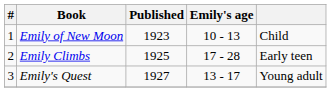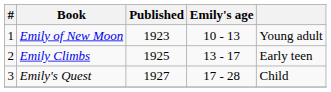(274, 35) Child -> (291, 35) Young adult
(222, 55) 17 - 28 -> (222, 55) 13 - 17
(222, 76) 13 - 17 -> (222, 76) 17 - 28
(291, 76) Young adult -> (274, 76) Child
